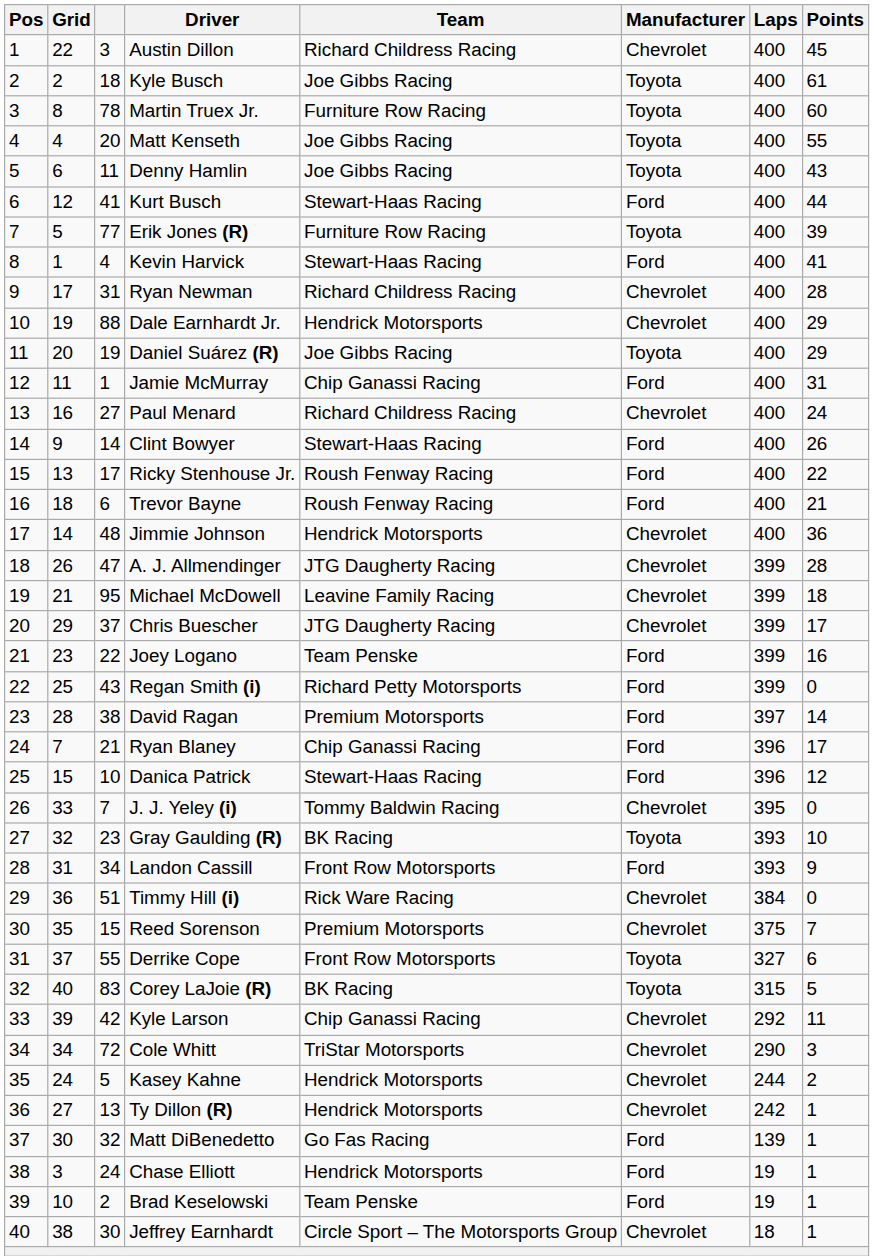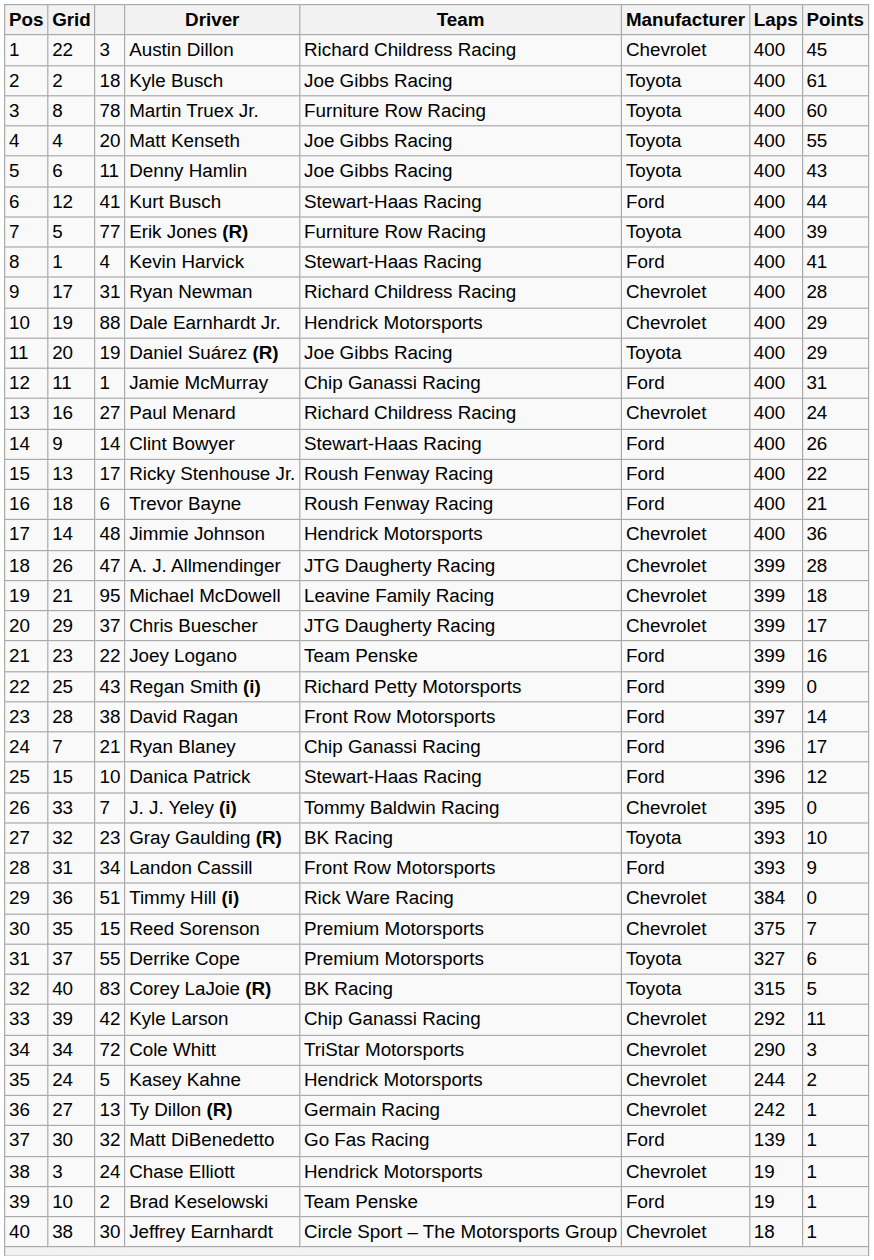(394, 716) Premium Motorsports -> (400, 716) Front Row Motorsports
(400, 958) Front Row Motorsports -> (394, 958) Premium Motorsports
(393, 1110) Hendrick Motorsports -> (372, 1110) Germain Racing
(645, 1170) Ford -> (666, 1170) Chevrolet
